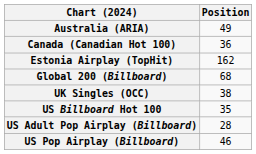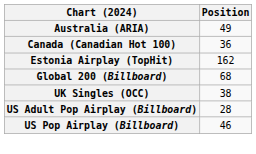- row: (102, 109)
